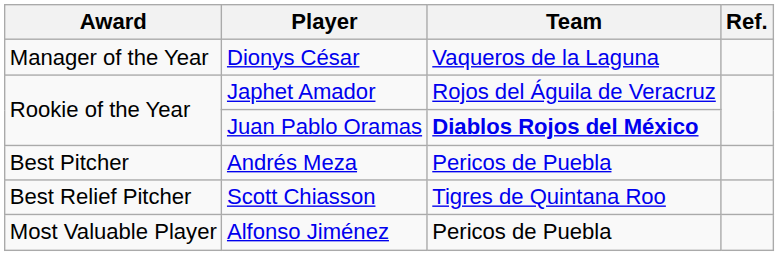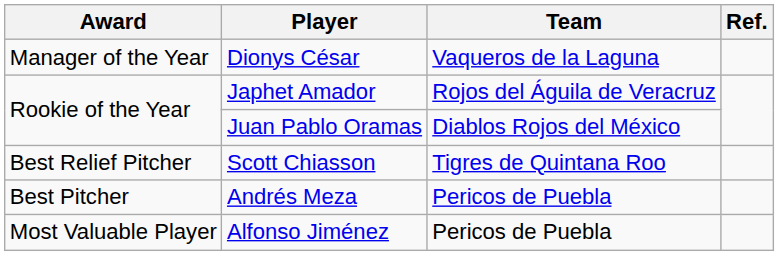(565, 127) bold -> (556, 127) normal
rows swapped: (292, 162) <-> (301, 197)
